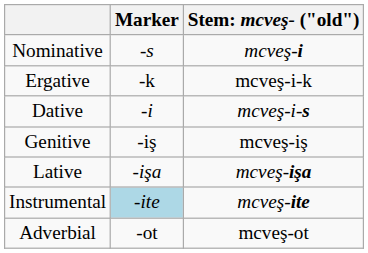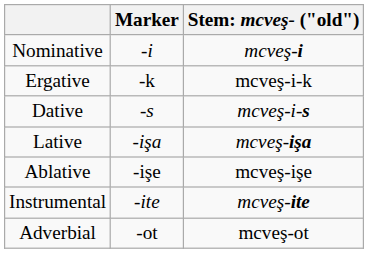(147, 50) -s -> (147, 50) -i
(147, 111) -i -> (147, 111) -s
- row: (58, 141)
+ row: (58, 171)
(147, 202) lightblue background -> (147, 202) no background
